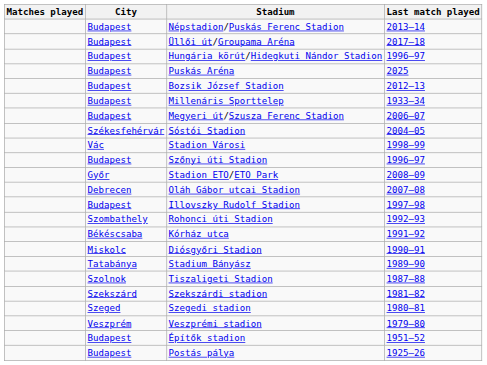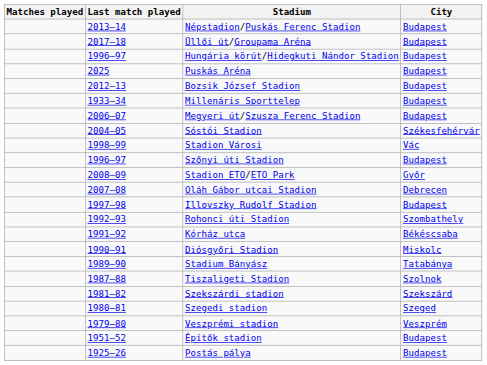columns swapped: (126, 12) <-> (433, 12)
